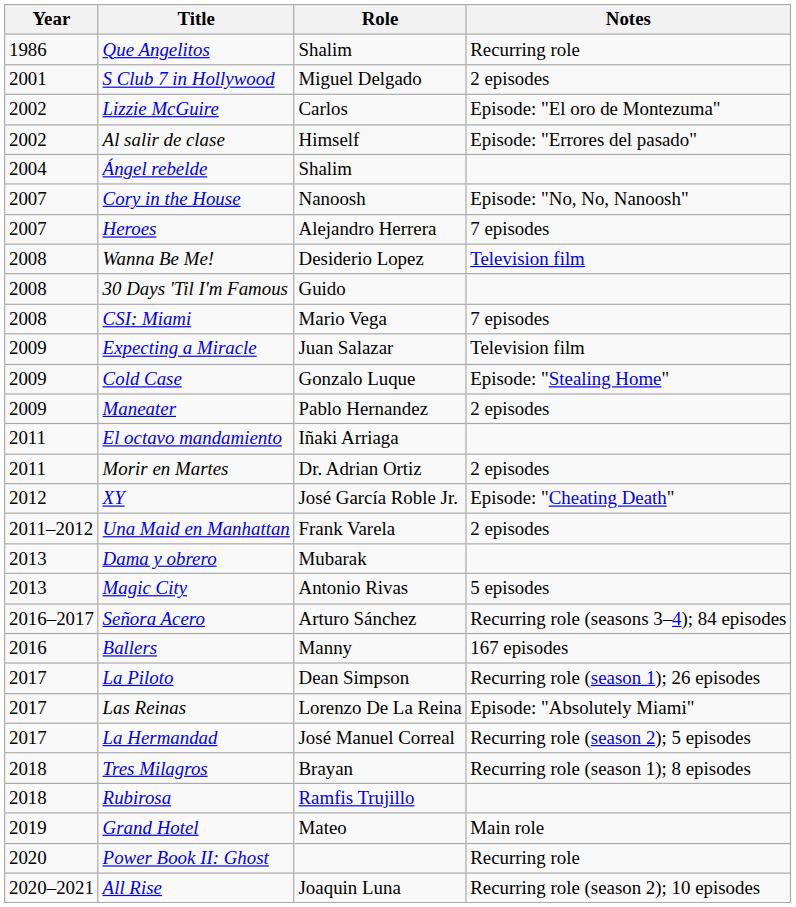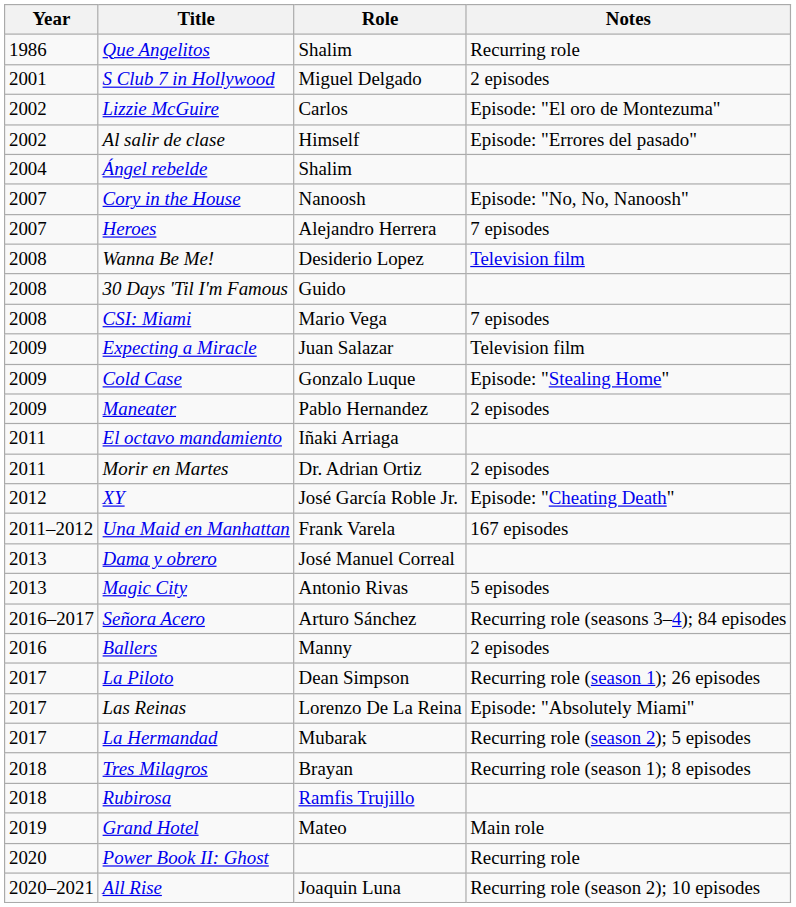(510, 528) 2 episodes -> (519, 528) 167 episodes
(333, 558) Mubarak -> (377, 558) José Manuel Correal
(519, 648) 167 episodes -> (510, 648) 2 episodes
(377, 738) José Manuel Correal -> (333, 738) Mubarak
